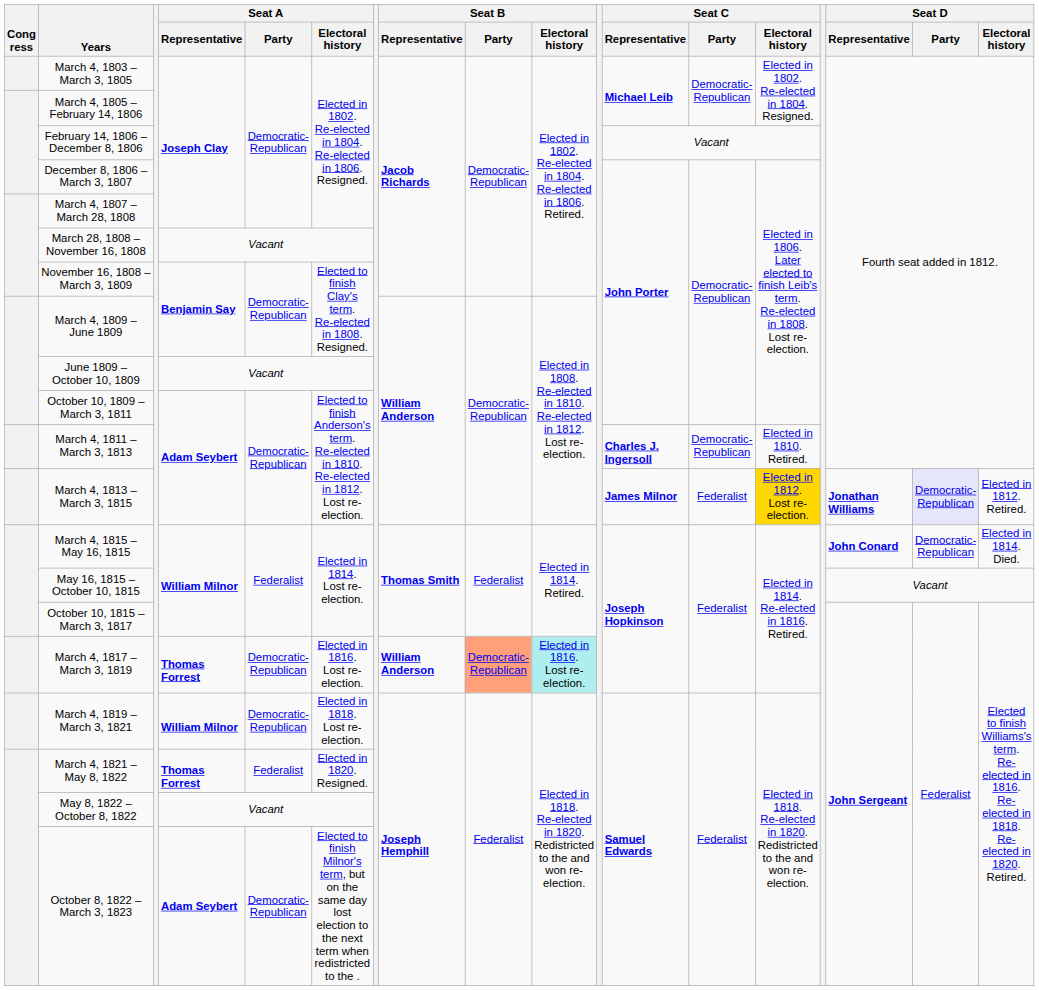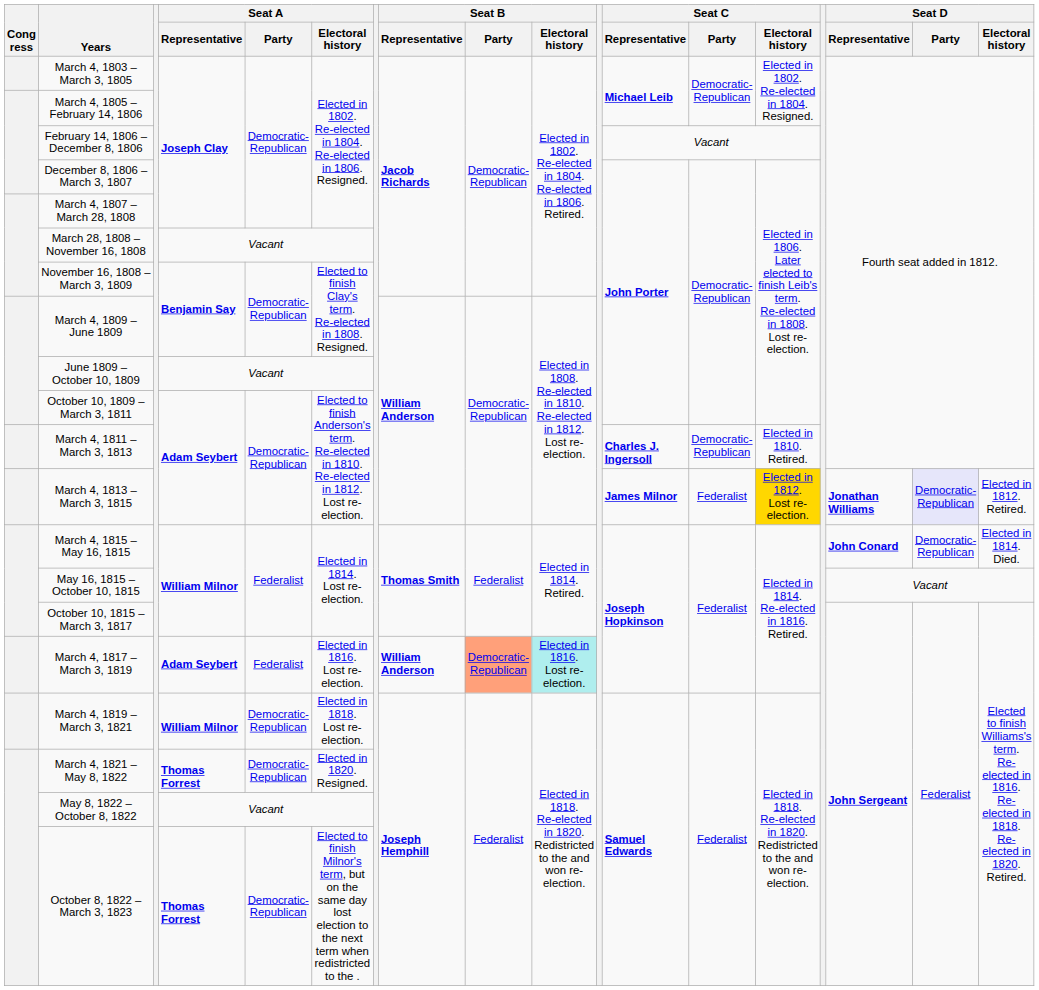(183, 671) Thomas Forrest -> (199, 664) Adam Seybert
(278, 664) Democratic-Republican -> (278, 664) Federalist
(278, 771) Federalist -> (278, 771) Democratic-Republican
(199, 906) Adam Seybert -> (183, 912) Thomas Forrest
